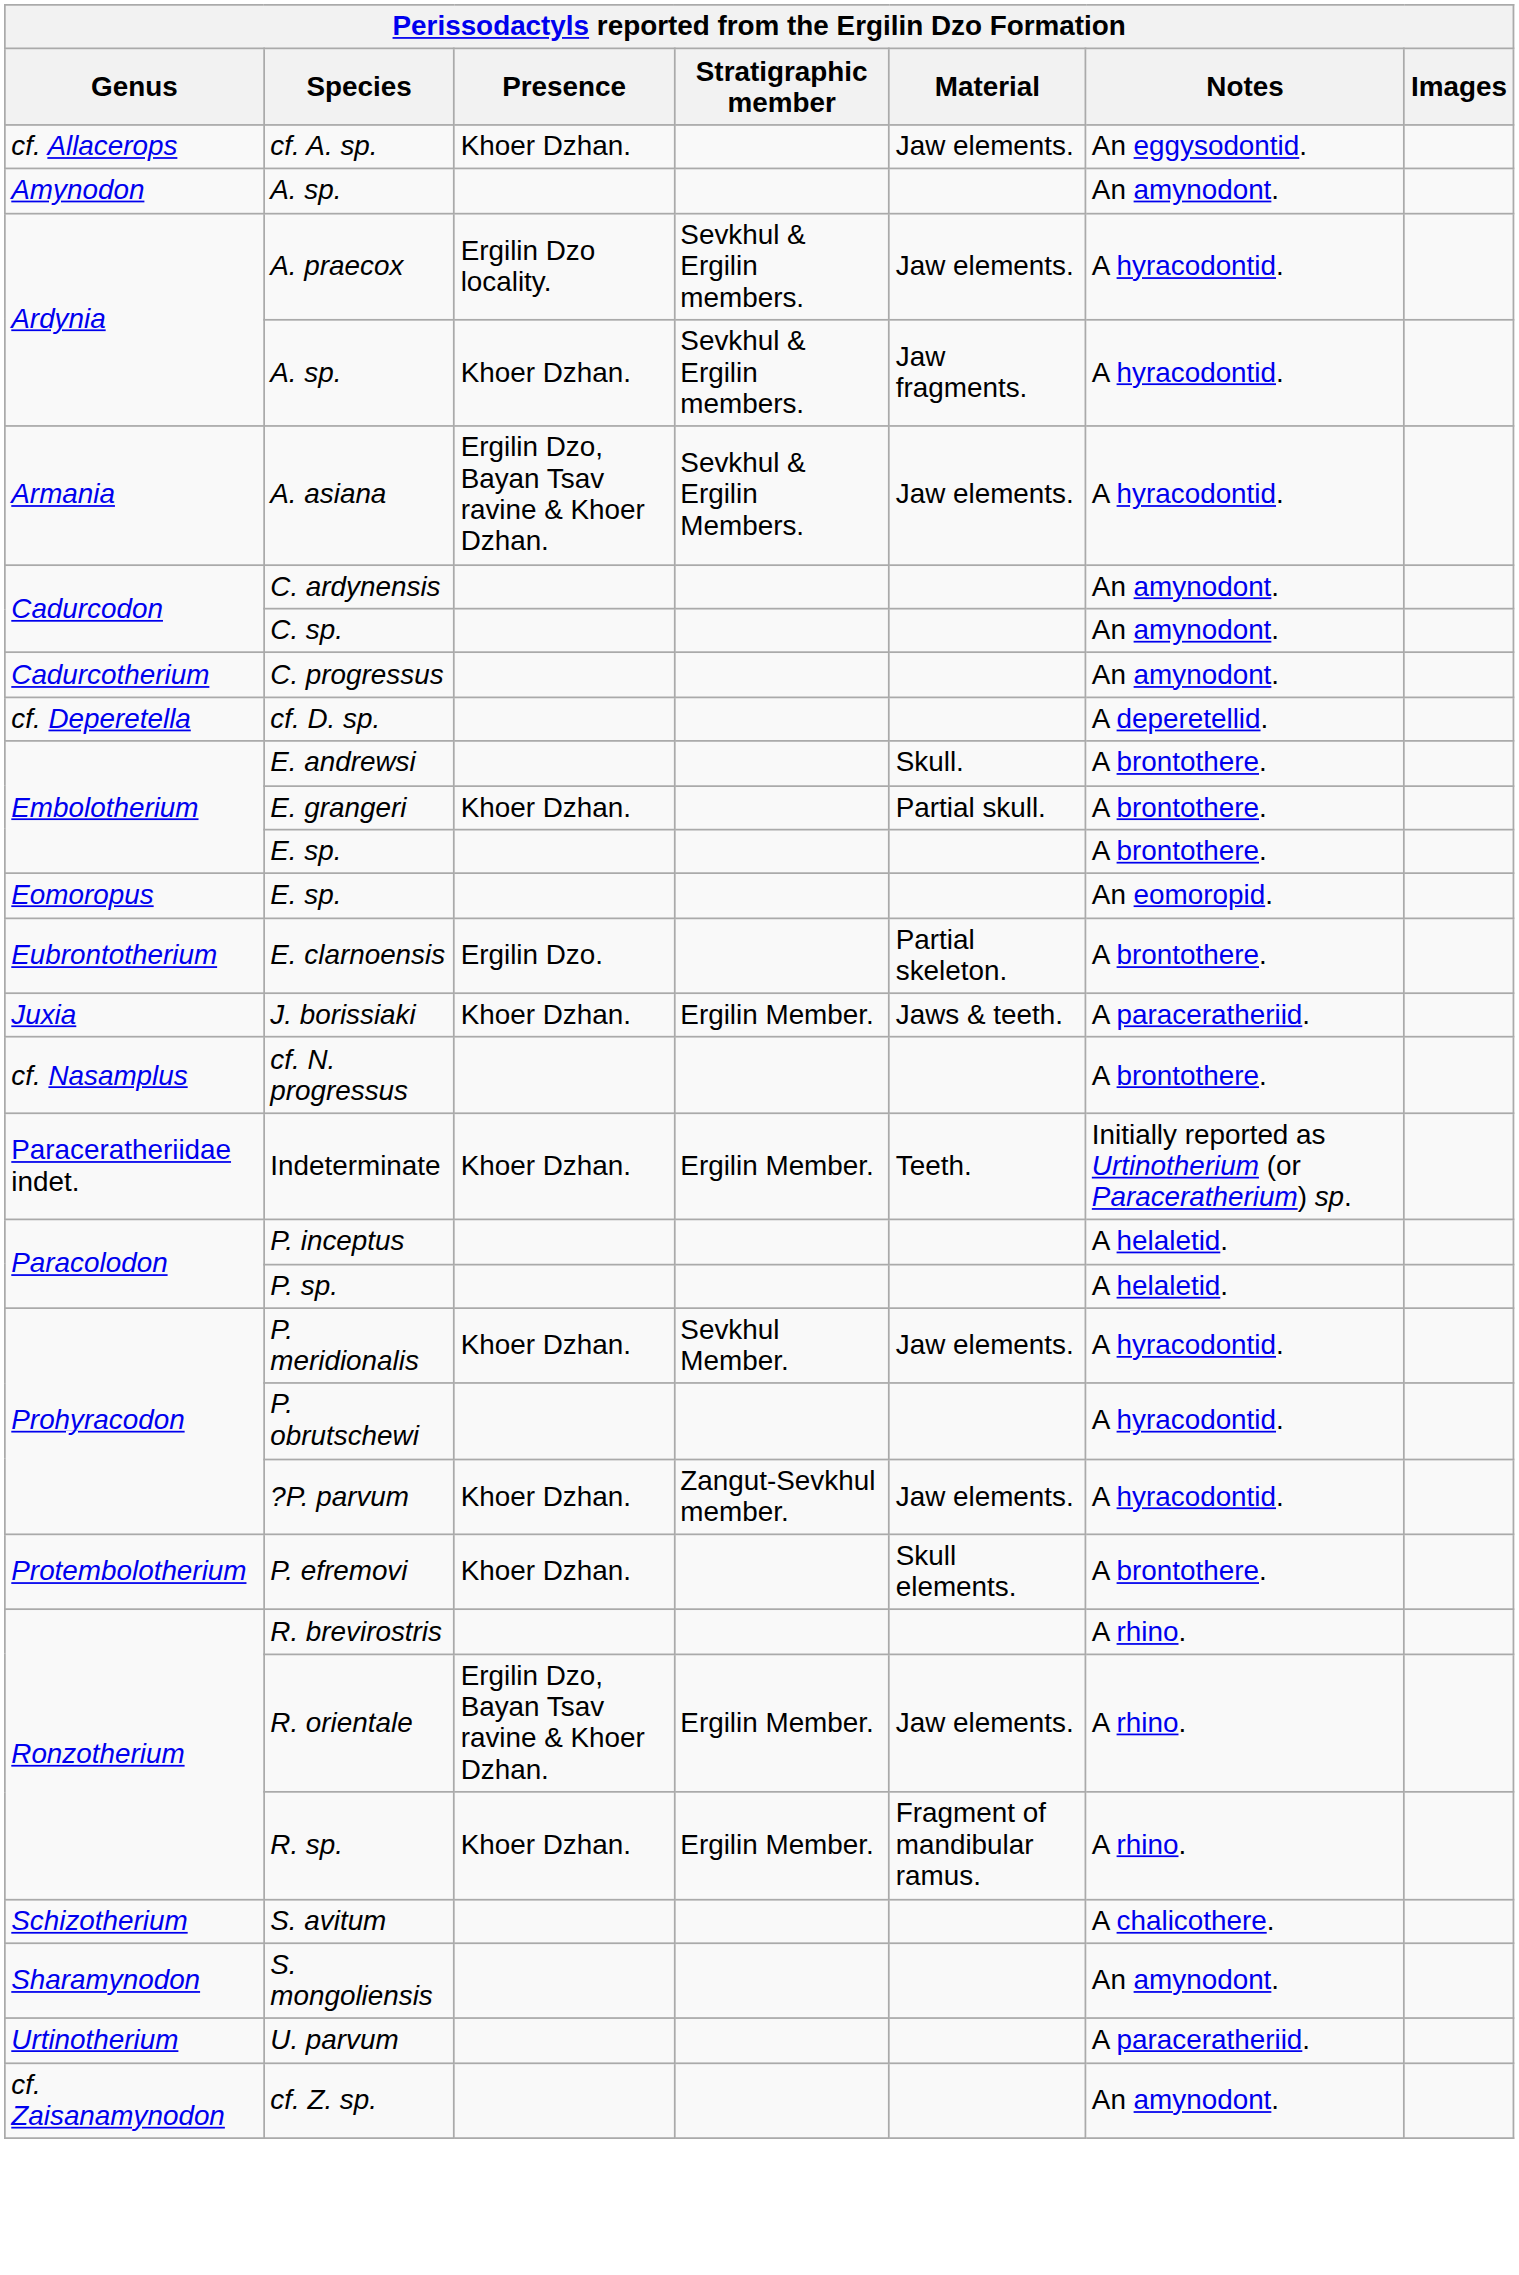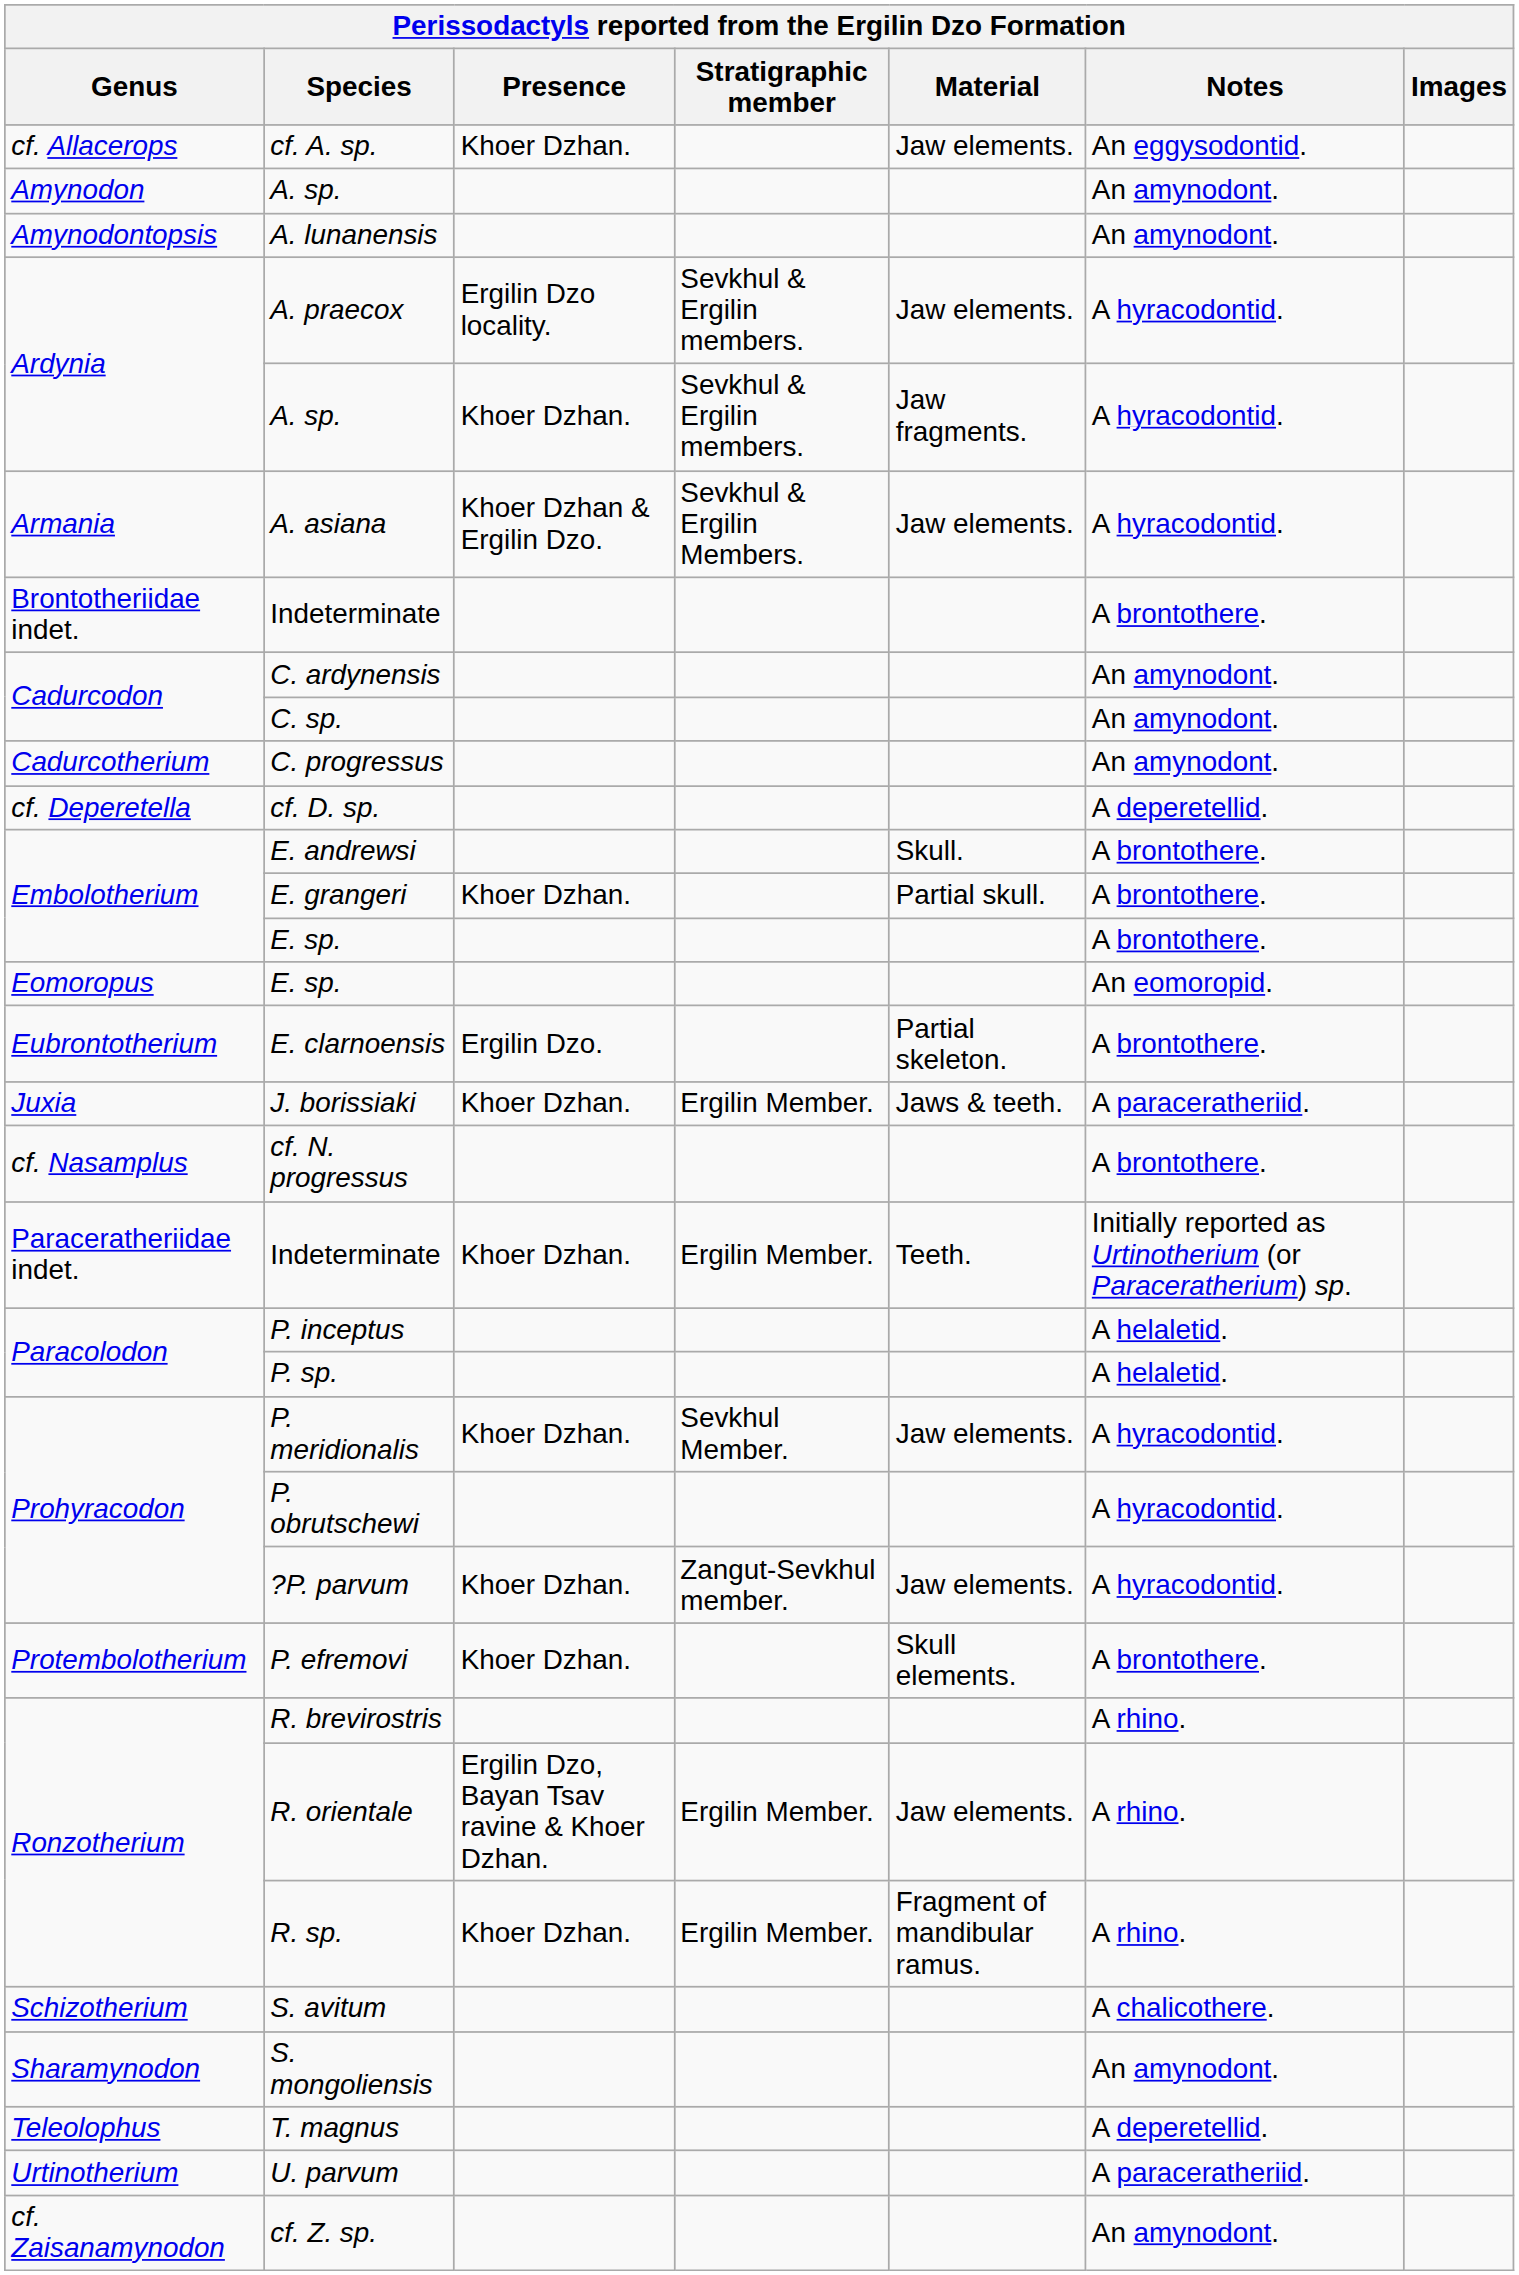+ row: (114, 234)
(553, 495) Ergilin Dzo, Bayan Tsav ravine & Khoer Dzhan. -> (555, 523) Khoer Dzhan & Ergilin Dzo.
+ row: (106, 614)
+ row: (86, 2128)
